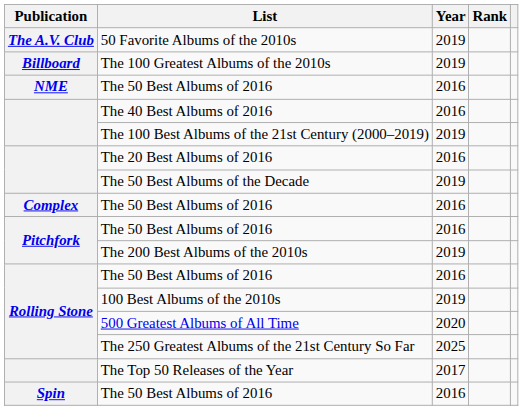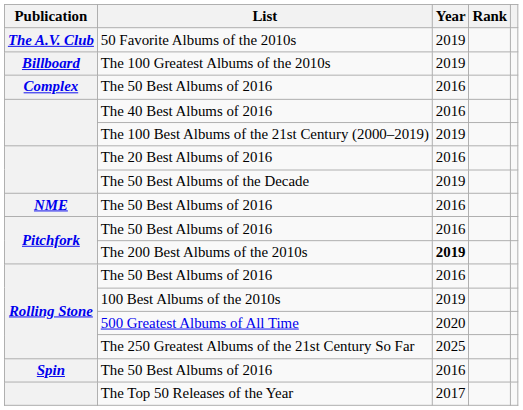rows swapped: (51, 205) <-> (51, 87)
(451, 252) normal -> (451, 252) bold
rows swapped: (51, 393) <-> (51, 370)
